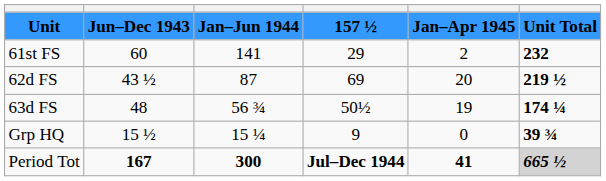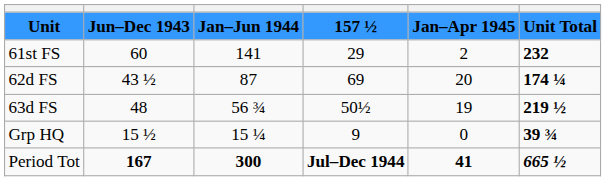(545, 80) 219 ½ -> (545, 80) 174 ¼
(545, 107) 174 ¼ -> (545, 107) 219 ½
(545, 161) lightgrey background -> (545, 161) no background
